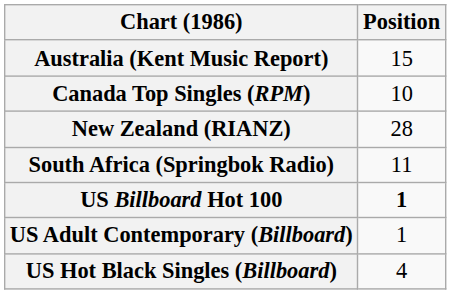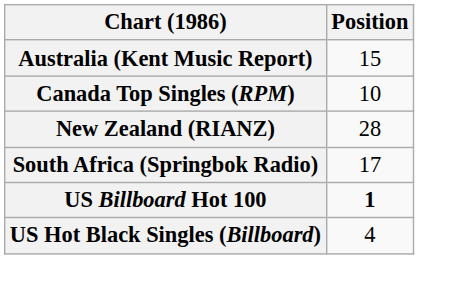(402, 164) 11 -> (370, 164) 17
- row: (181, 235)
